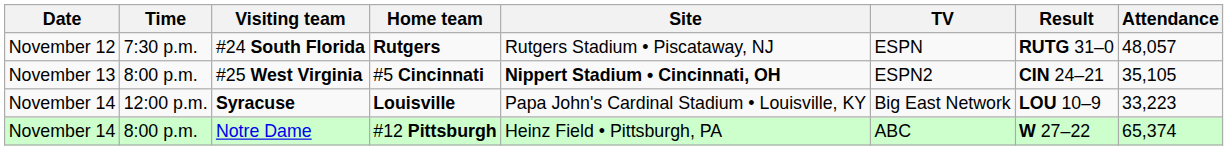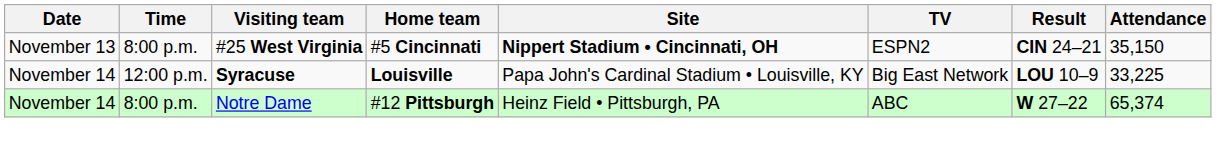- row: (290, 47)
(1149, 75) 35,105 -> (1137, 47) 35,150
(1149, 103) 33,223 -> (1137, 75) 33,225
